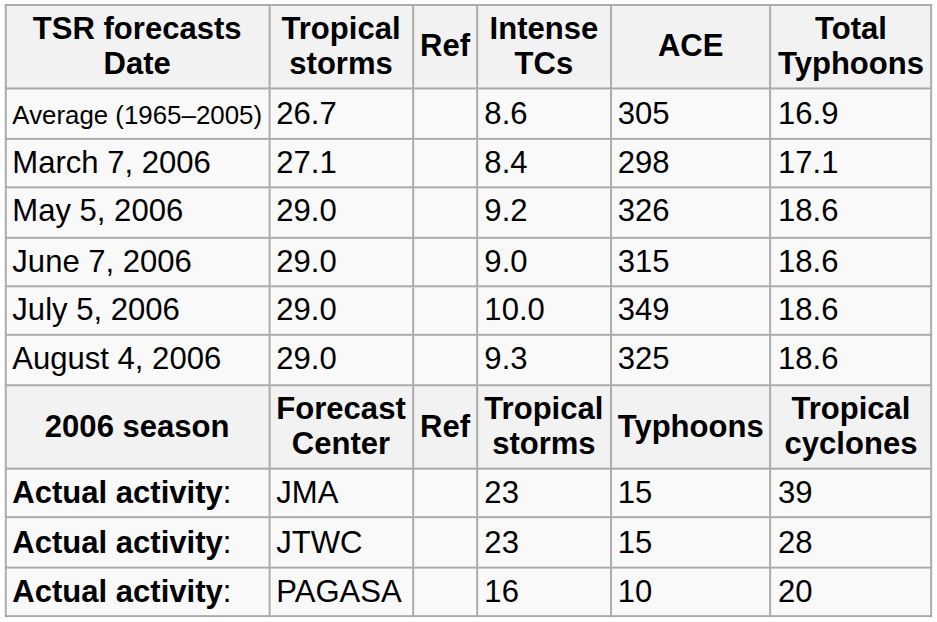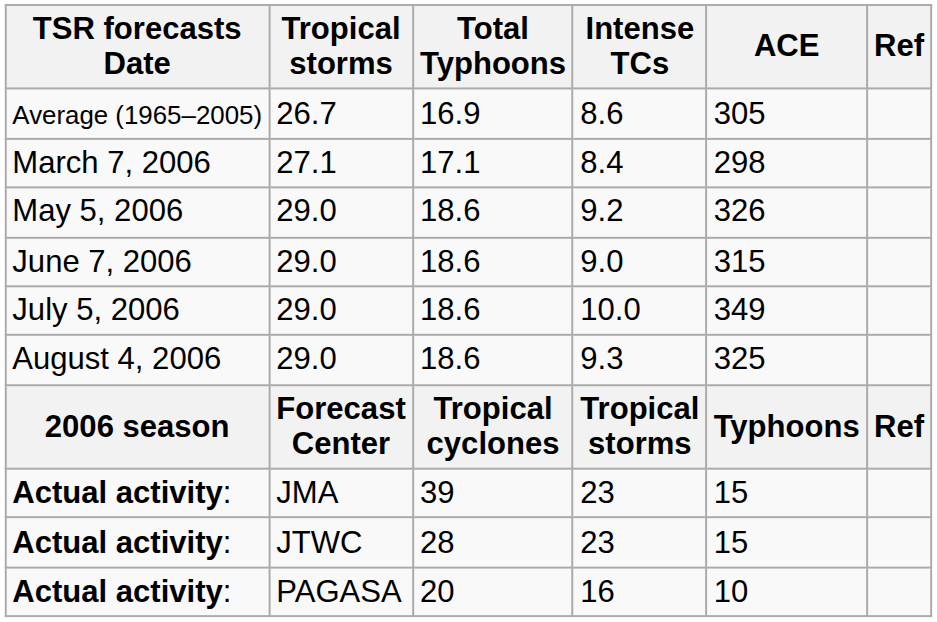columns swapped: (851, 46) <-> (445, 46)
